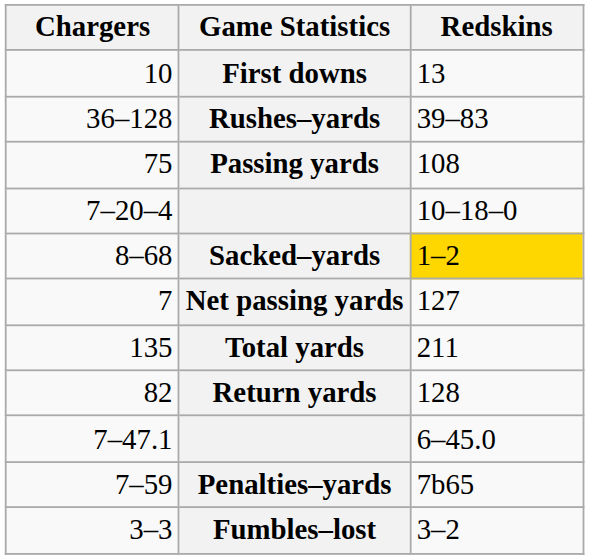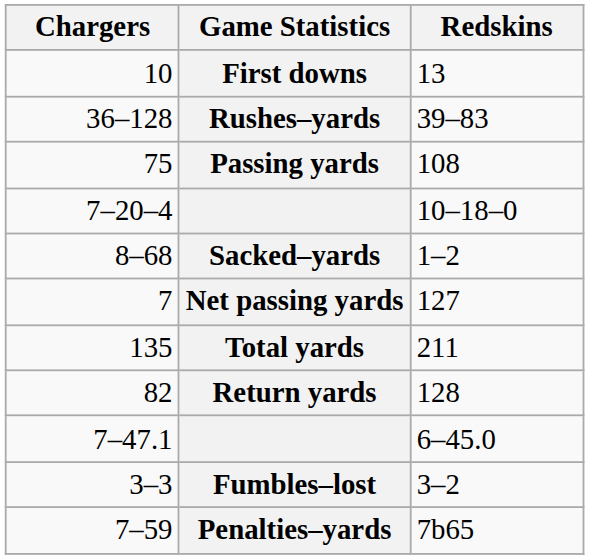(438, 255) gold background -> (438, 255) no background
rows swapped: (151, 529) <-> (144, 484)
